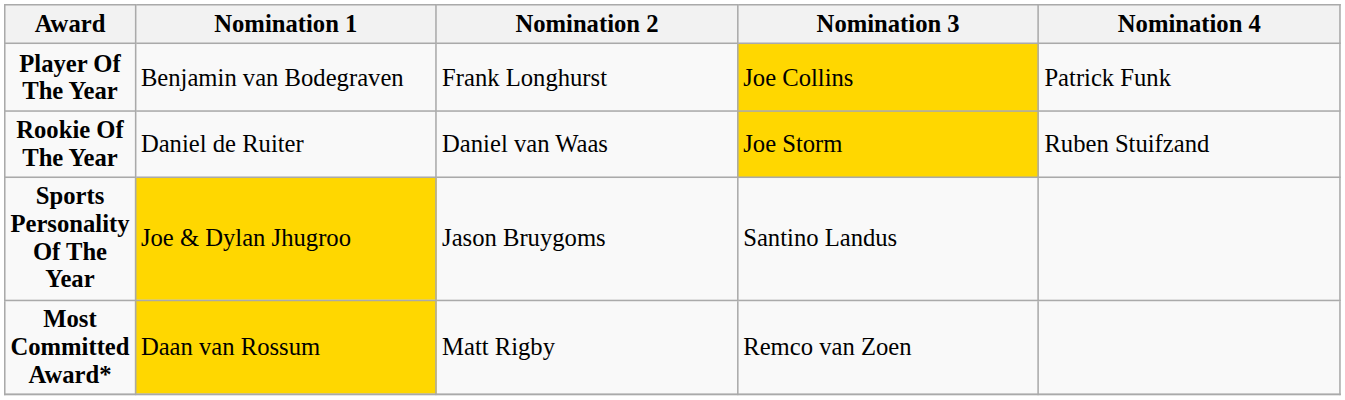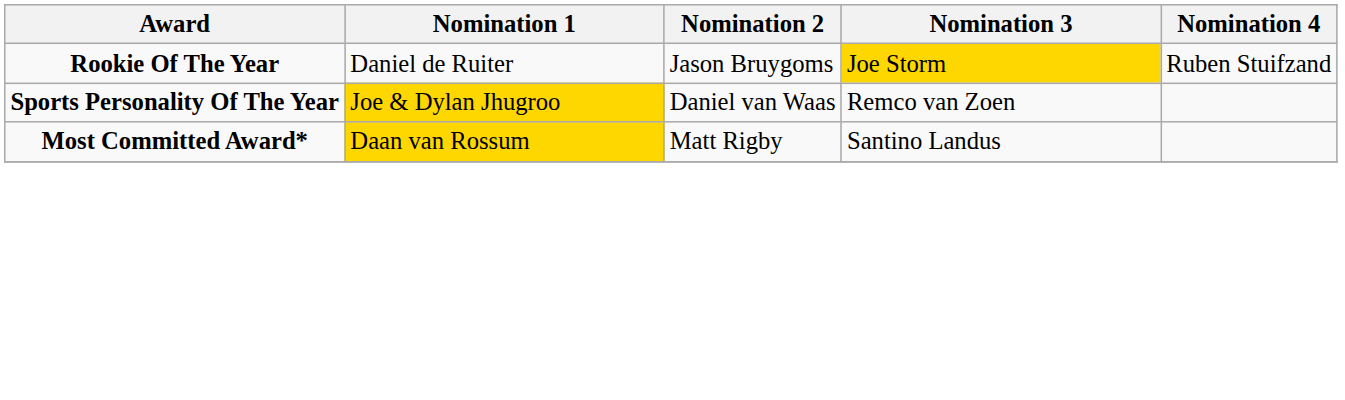- row: (70, 76)
(525, 143) Daniel van Waas -> (751, 63) Jason Bruygoms
(524, 238) Jason Bruygoms -> (753, 102) Daniel van Waas
(820, 238) Santino Landus -> (931, 102) Remco van Zoen
(827, 346) Remco van Zoen -> (924, 141) Santino Landus
